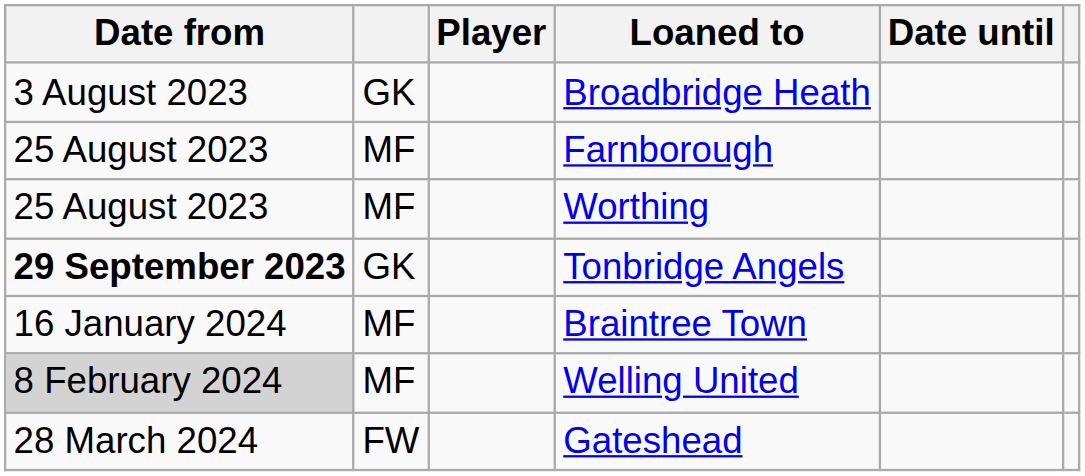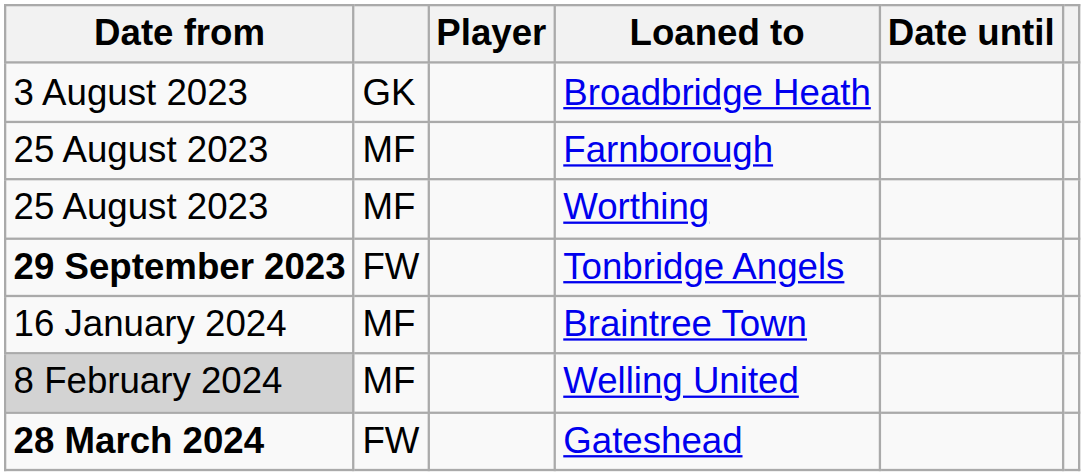(389, 265) GK -> (391, 265) FW
(136, 440) normal -> (139, 440) bold
